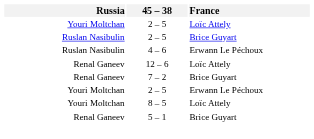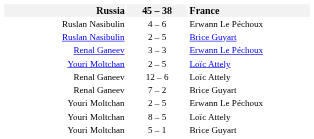rows swapped: (157, 24) <-> (157, 50)
+ row: (157, 50)
(99, 116) Renal Ganeev -> (96, 130) Youri Moltchan
